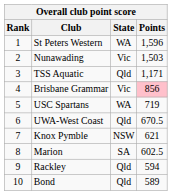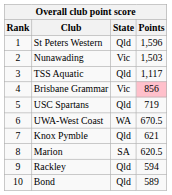(124, 43) WA -> (123, 43) Qld
(152, 74) 1,171 -> (152, 74) 1,117
(124, 105) WA -> (123, 105) Qld
(124, 120) Qld -> (123, 120) WA
(124, 136) NSW -> (123, 136) Qld
(152, 151) 602.5 -> (152, 151) 620.5
